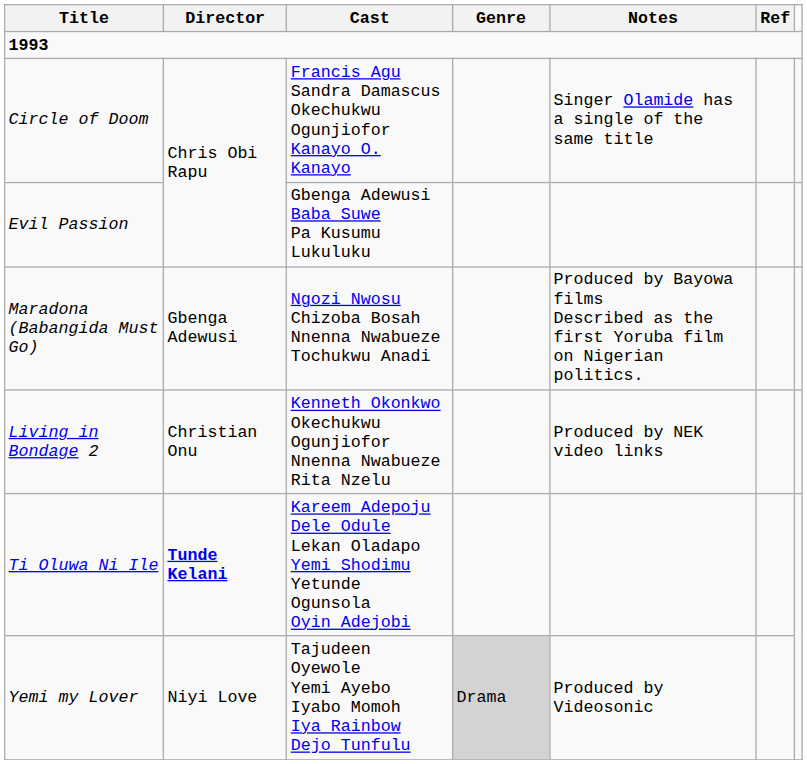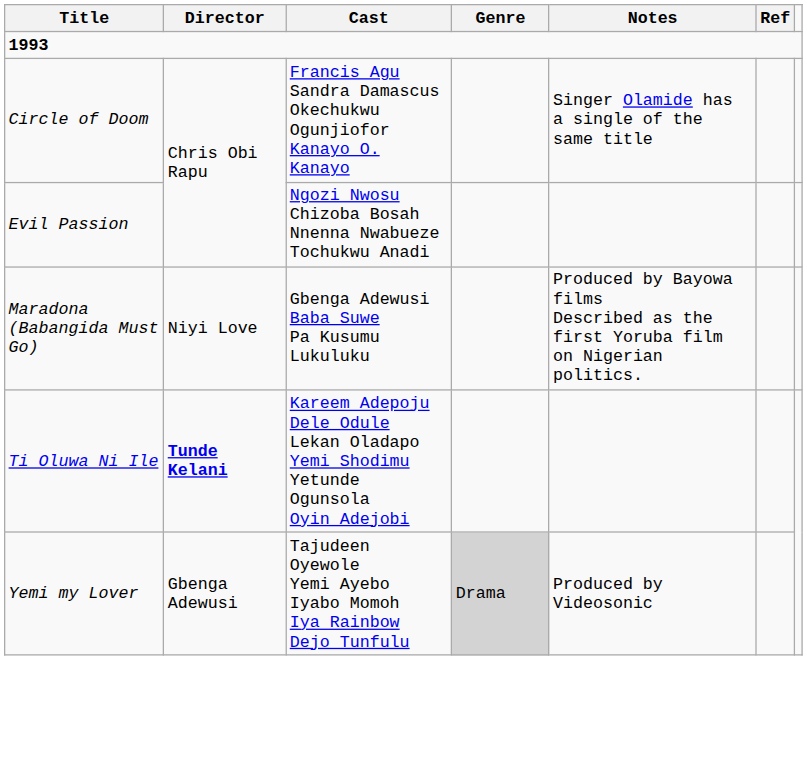(361, 224) Gbenga Adewusi Baba Suwe Pa Kusumu Lukuluku -> (365, 224) Ngozi Nwosu Chizoba Bosah Nnenna Nwabueze Tochukwu Anadi
(202, 328) Gbenga Adewusi -> (213, 328) Niyi Love
(366, 328) Ngozi Nwosu Chizoba Bosah Nnenna Nwabueze Tochukwu Anadi -> (360, 328) Gbenga Adewusi Baba Suwe Pa Kusumu Lukuluku
- row: (54, 442)
(212, 698) Niyi Love -> (203, 594) Gbenga Adewusi
